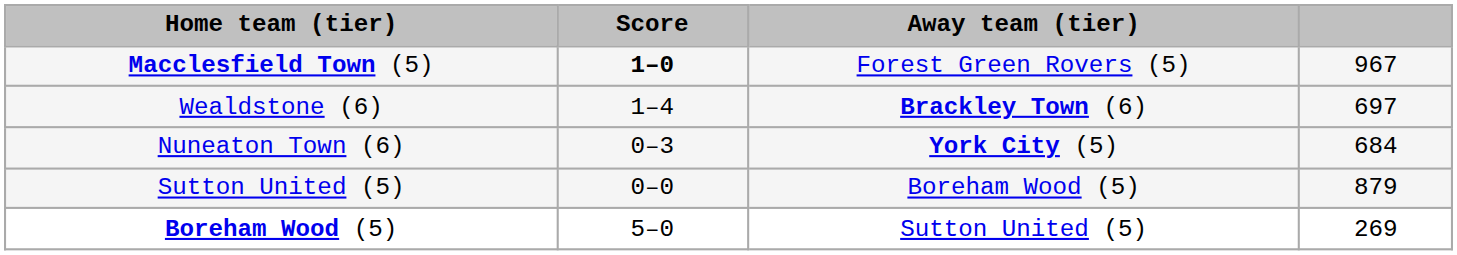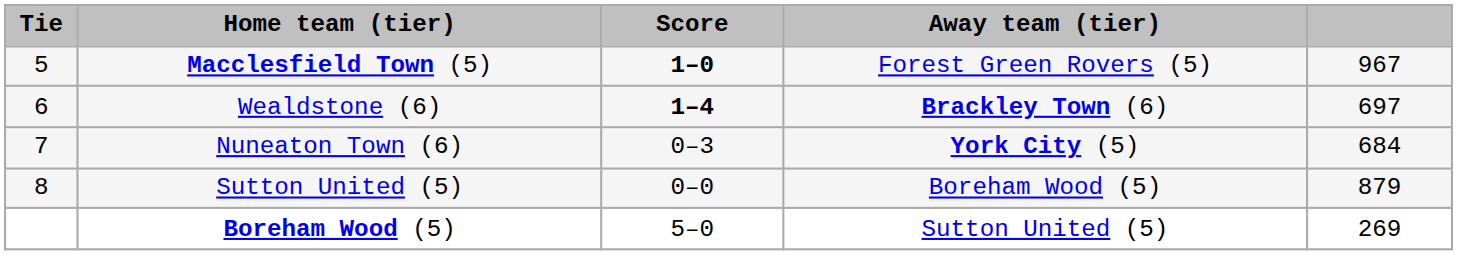+ column: (41, 25)
(652, 106) normal -> (692, 106) bold
